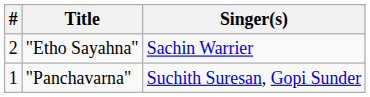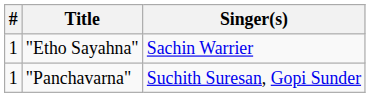(13, 48) 2 -> (13, 48) 1
